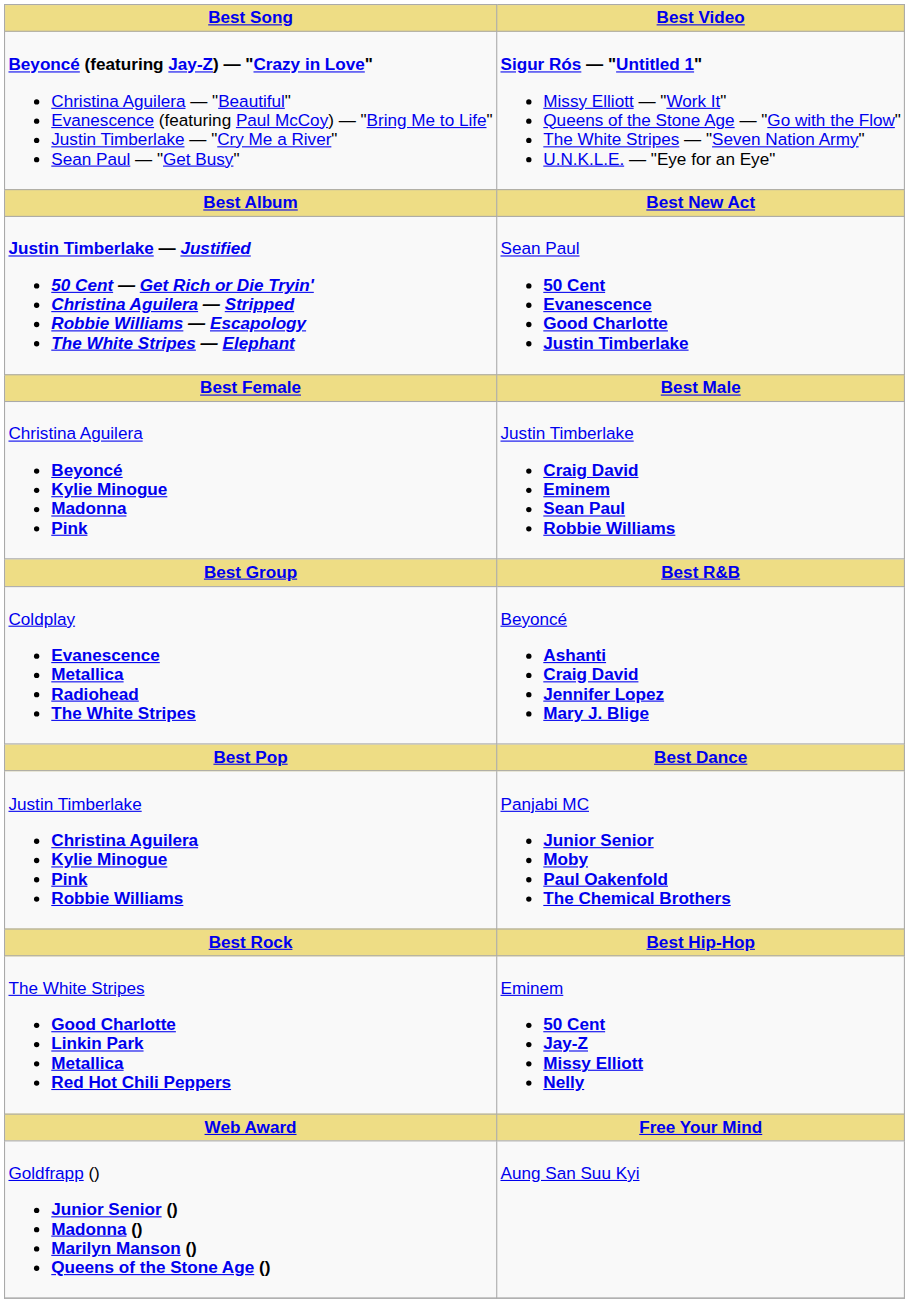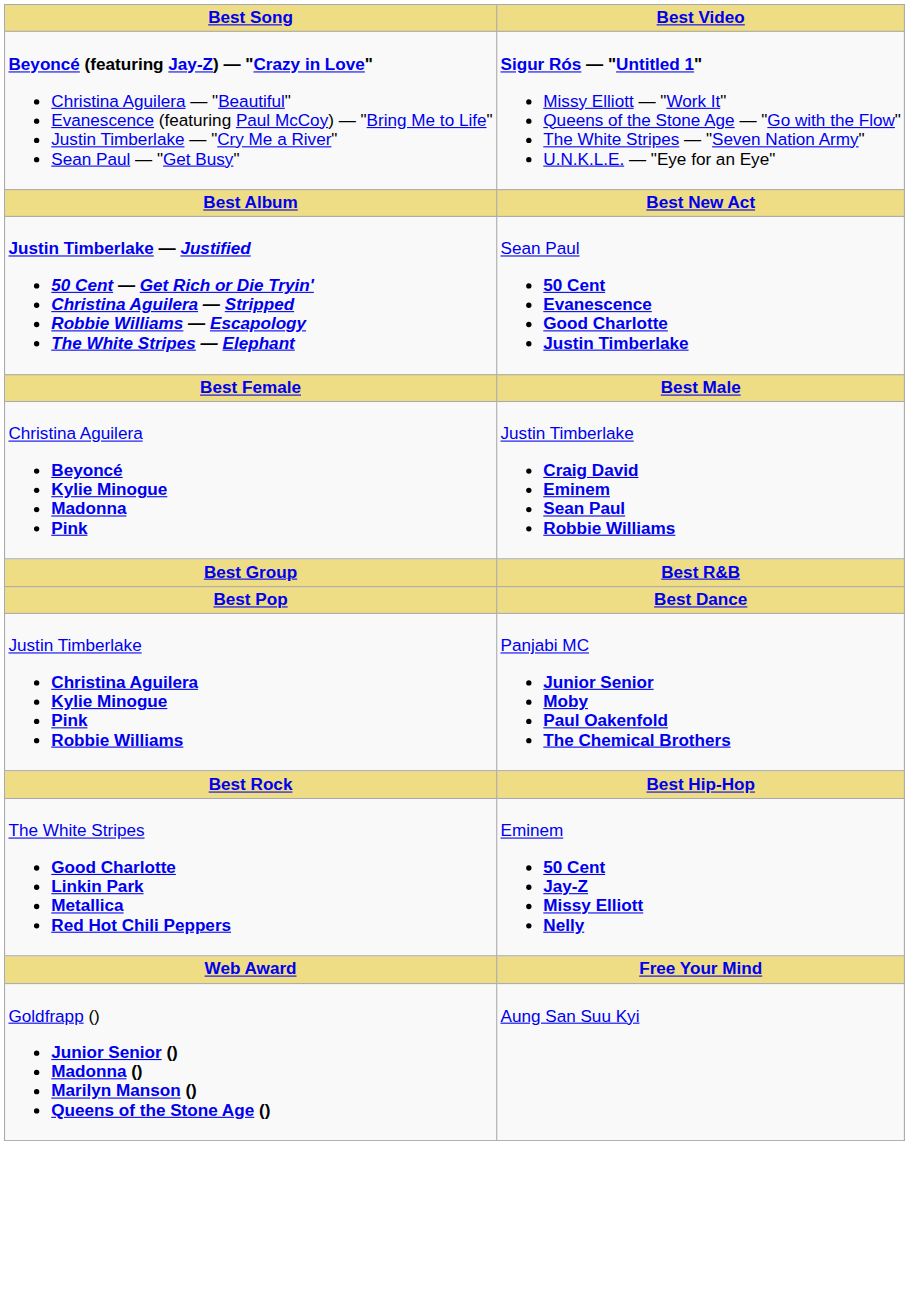- row: (251, 666)
